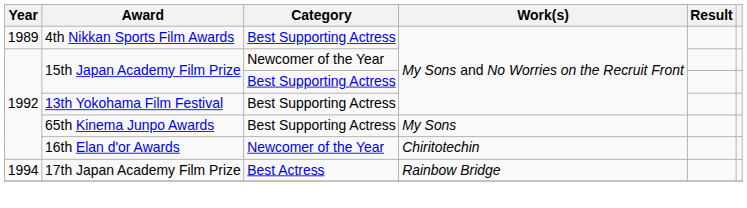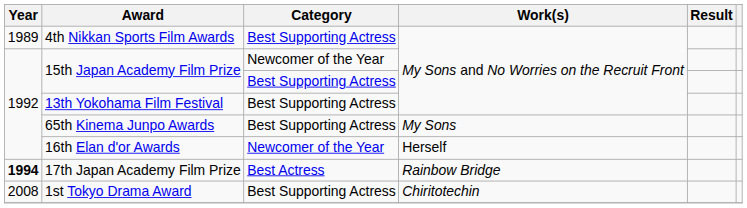(441, 147) Chiritotechin -> (424, 147) Herself
(23, 170) normal -> (23, 170) bold
+ row: (118, 192)
